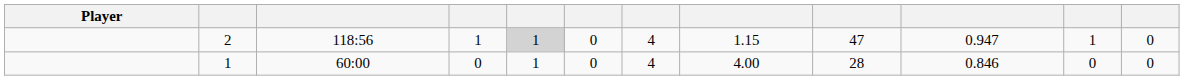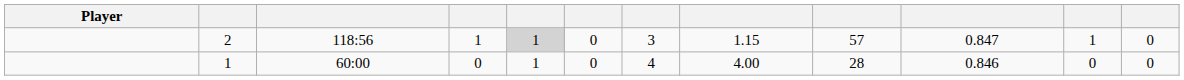(651, 39) 4 -> (651, 39) 3
(857, 39) 47 -> (857, 39) 57
(982, 39) 0.947 -> (982, 39) 0.847
